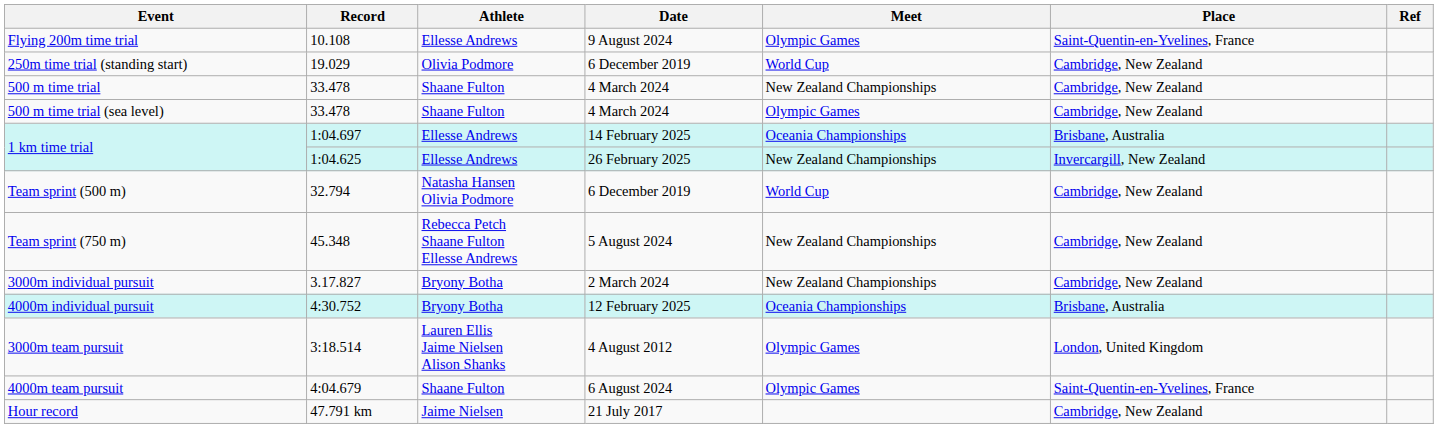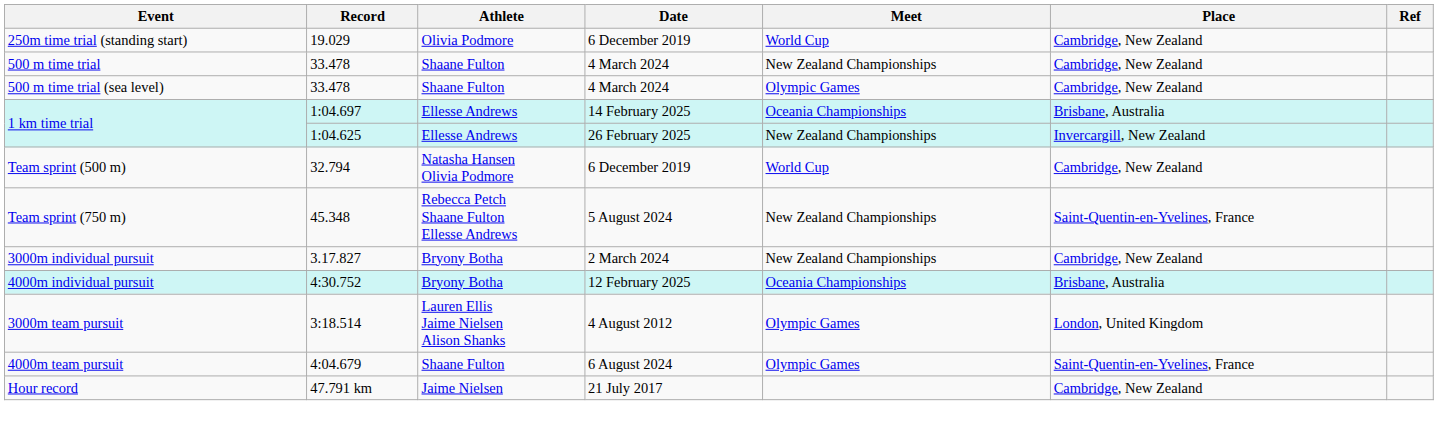- row: (73, 40)
(1128, 241) Cambridge, New Zealand -> (1154, 217) Saint-Quentin-en-Yvelines, France
